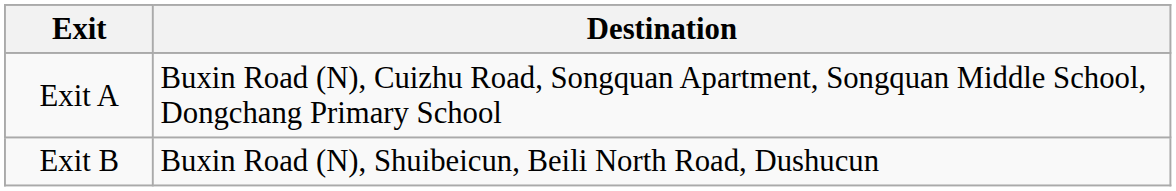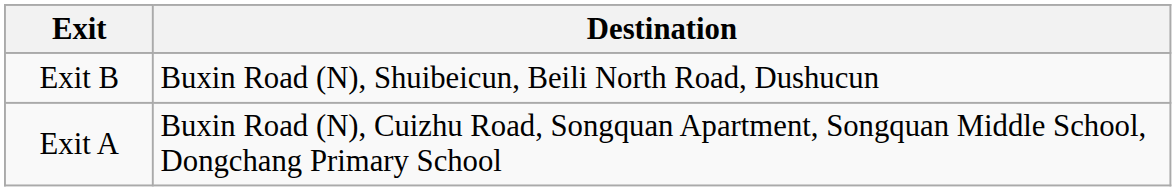rows swapped: (79, 94) <-> (79, 160)
